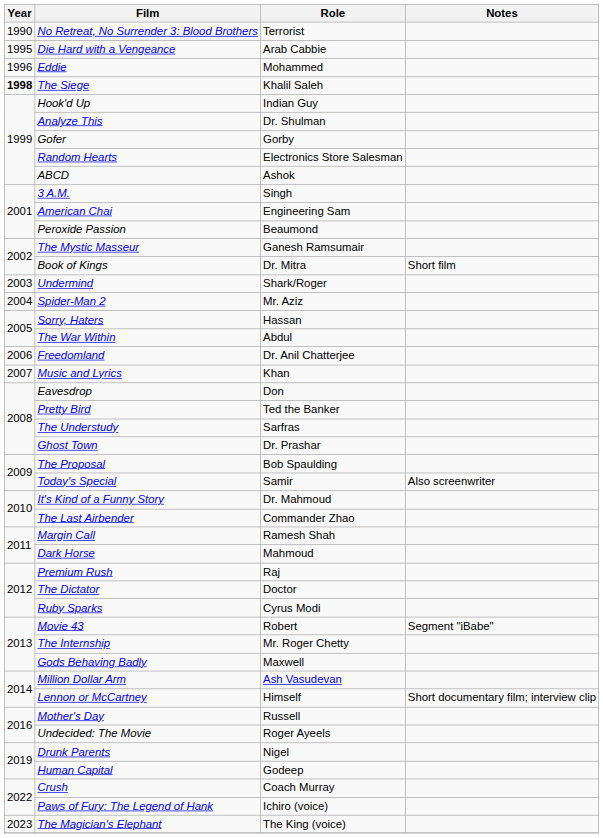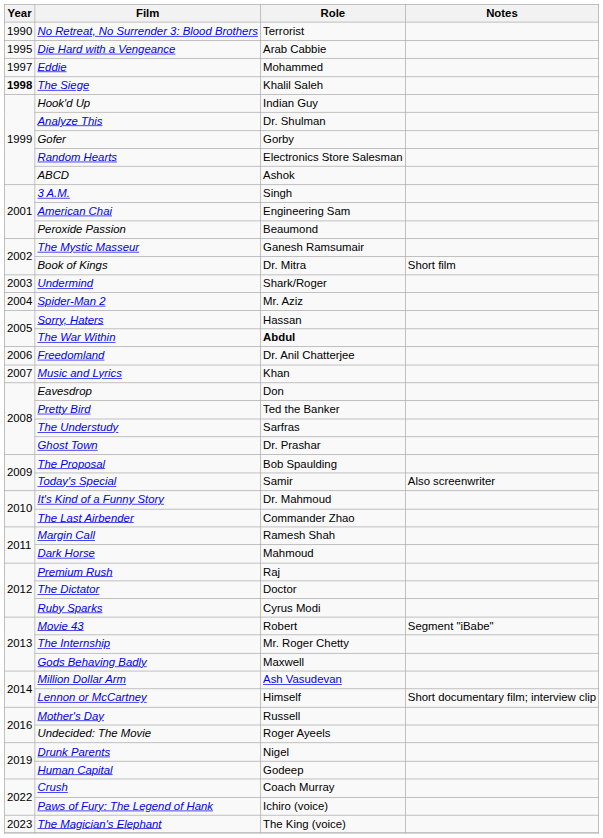(20, 67) 1996 -> (20, 67) 1997
(278, 337) normal -> (279, 337) bold
